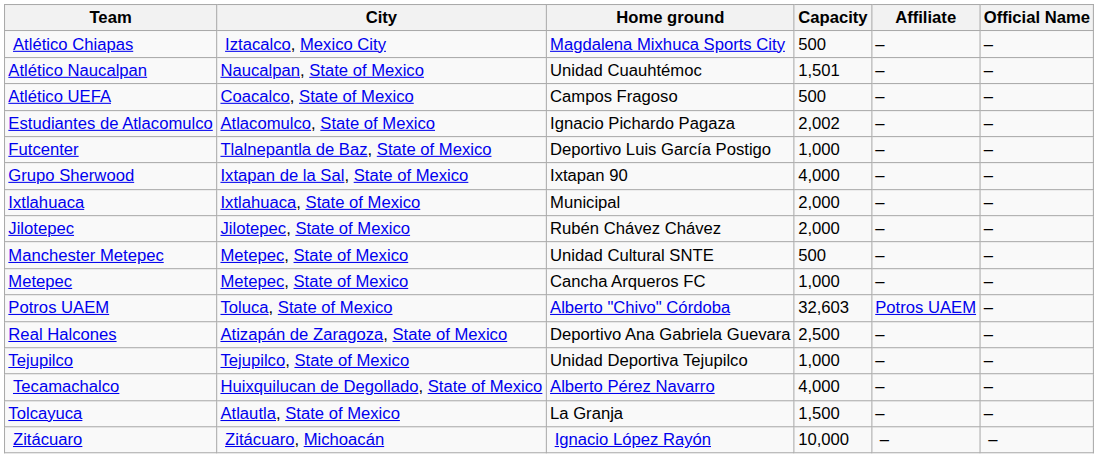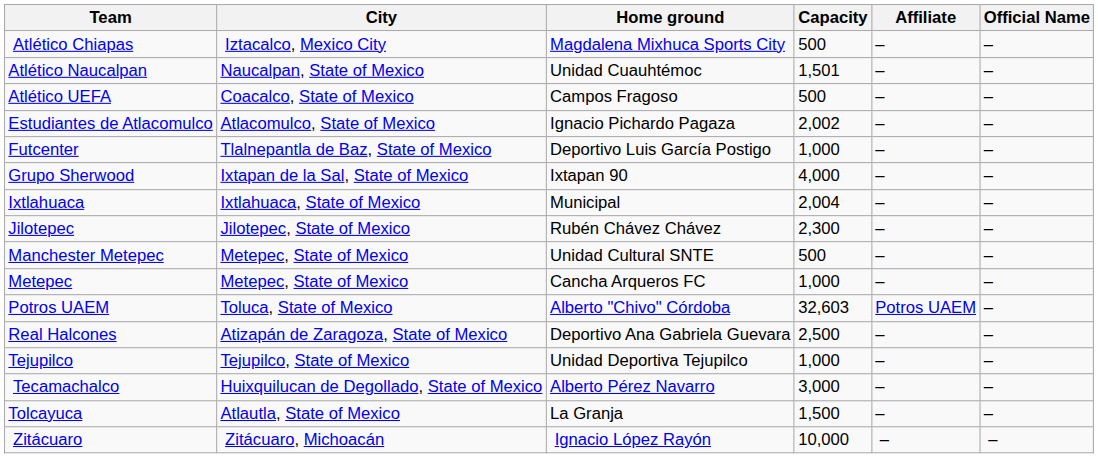(819, 202) 2,000 -> (819, 202) 2,004
(819, 228) 2,000 -> (819, 228) 2,300
(819, 387) 4,000 -> (819, 387) 3,000
